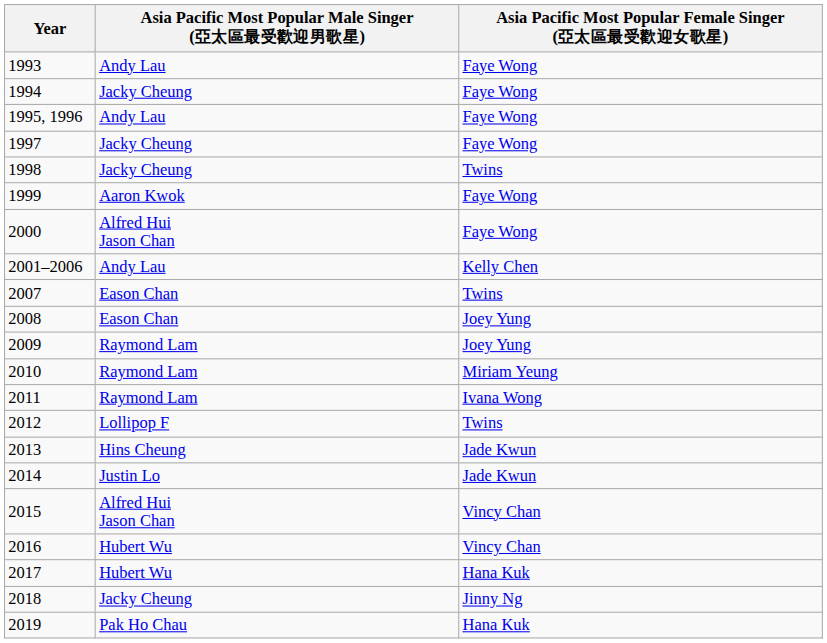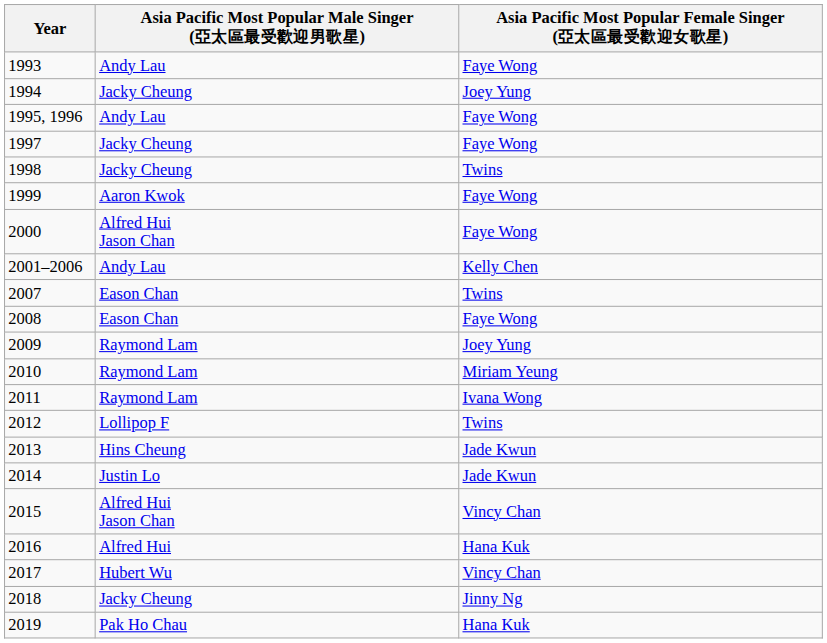(500, 91) Faye Wong -> (497, 91) Joey Yung
(497, 319) Joey Yung -> (500, 319) Faye Wong
(136, 546) Hubert Wu -> (135, 546) Alfred Hui
(502, 546) Vincy Chan -> (496, 546) Hana Kuk
(496, 572) Hana Kuk -> (502, 572) Vincy Chan
